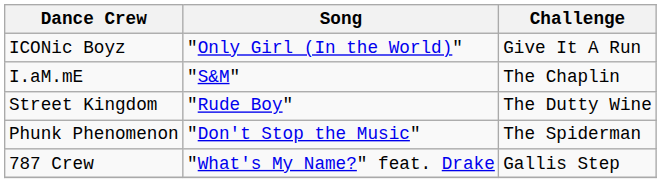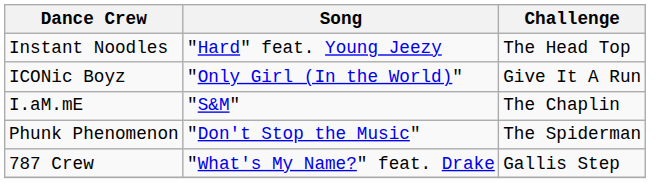+ row: (88, 48)
- row: (83, 106)
